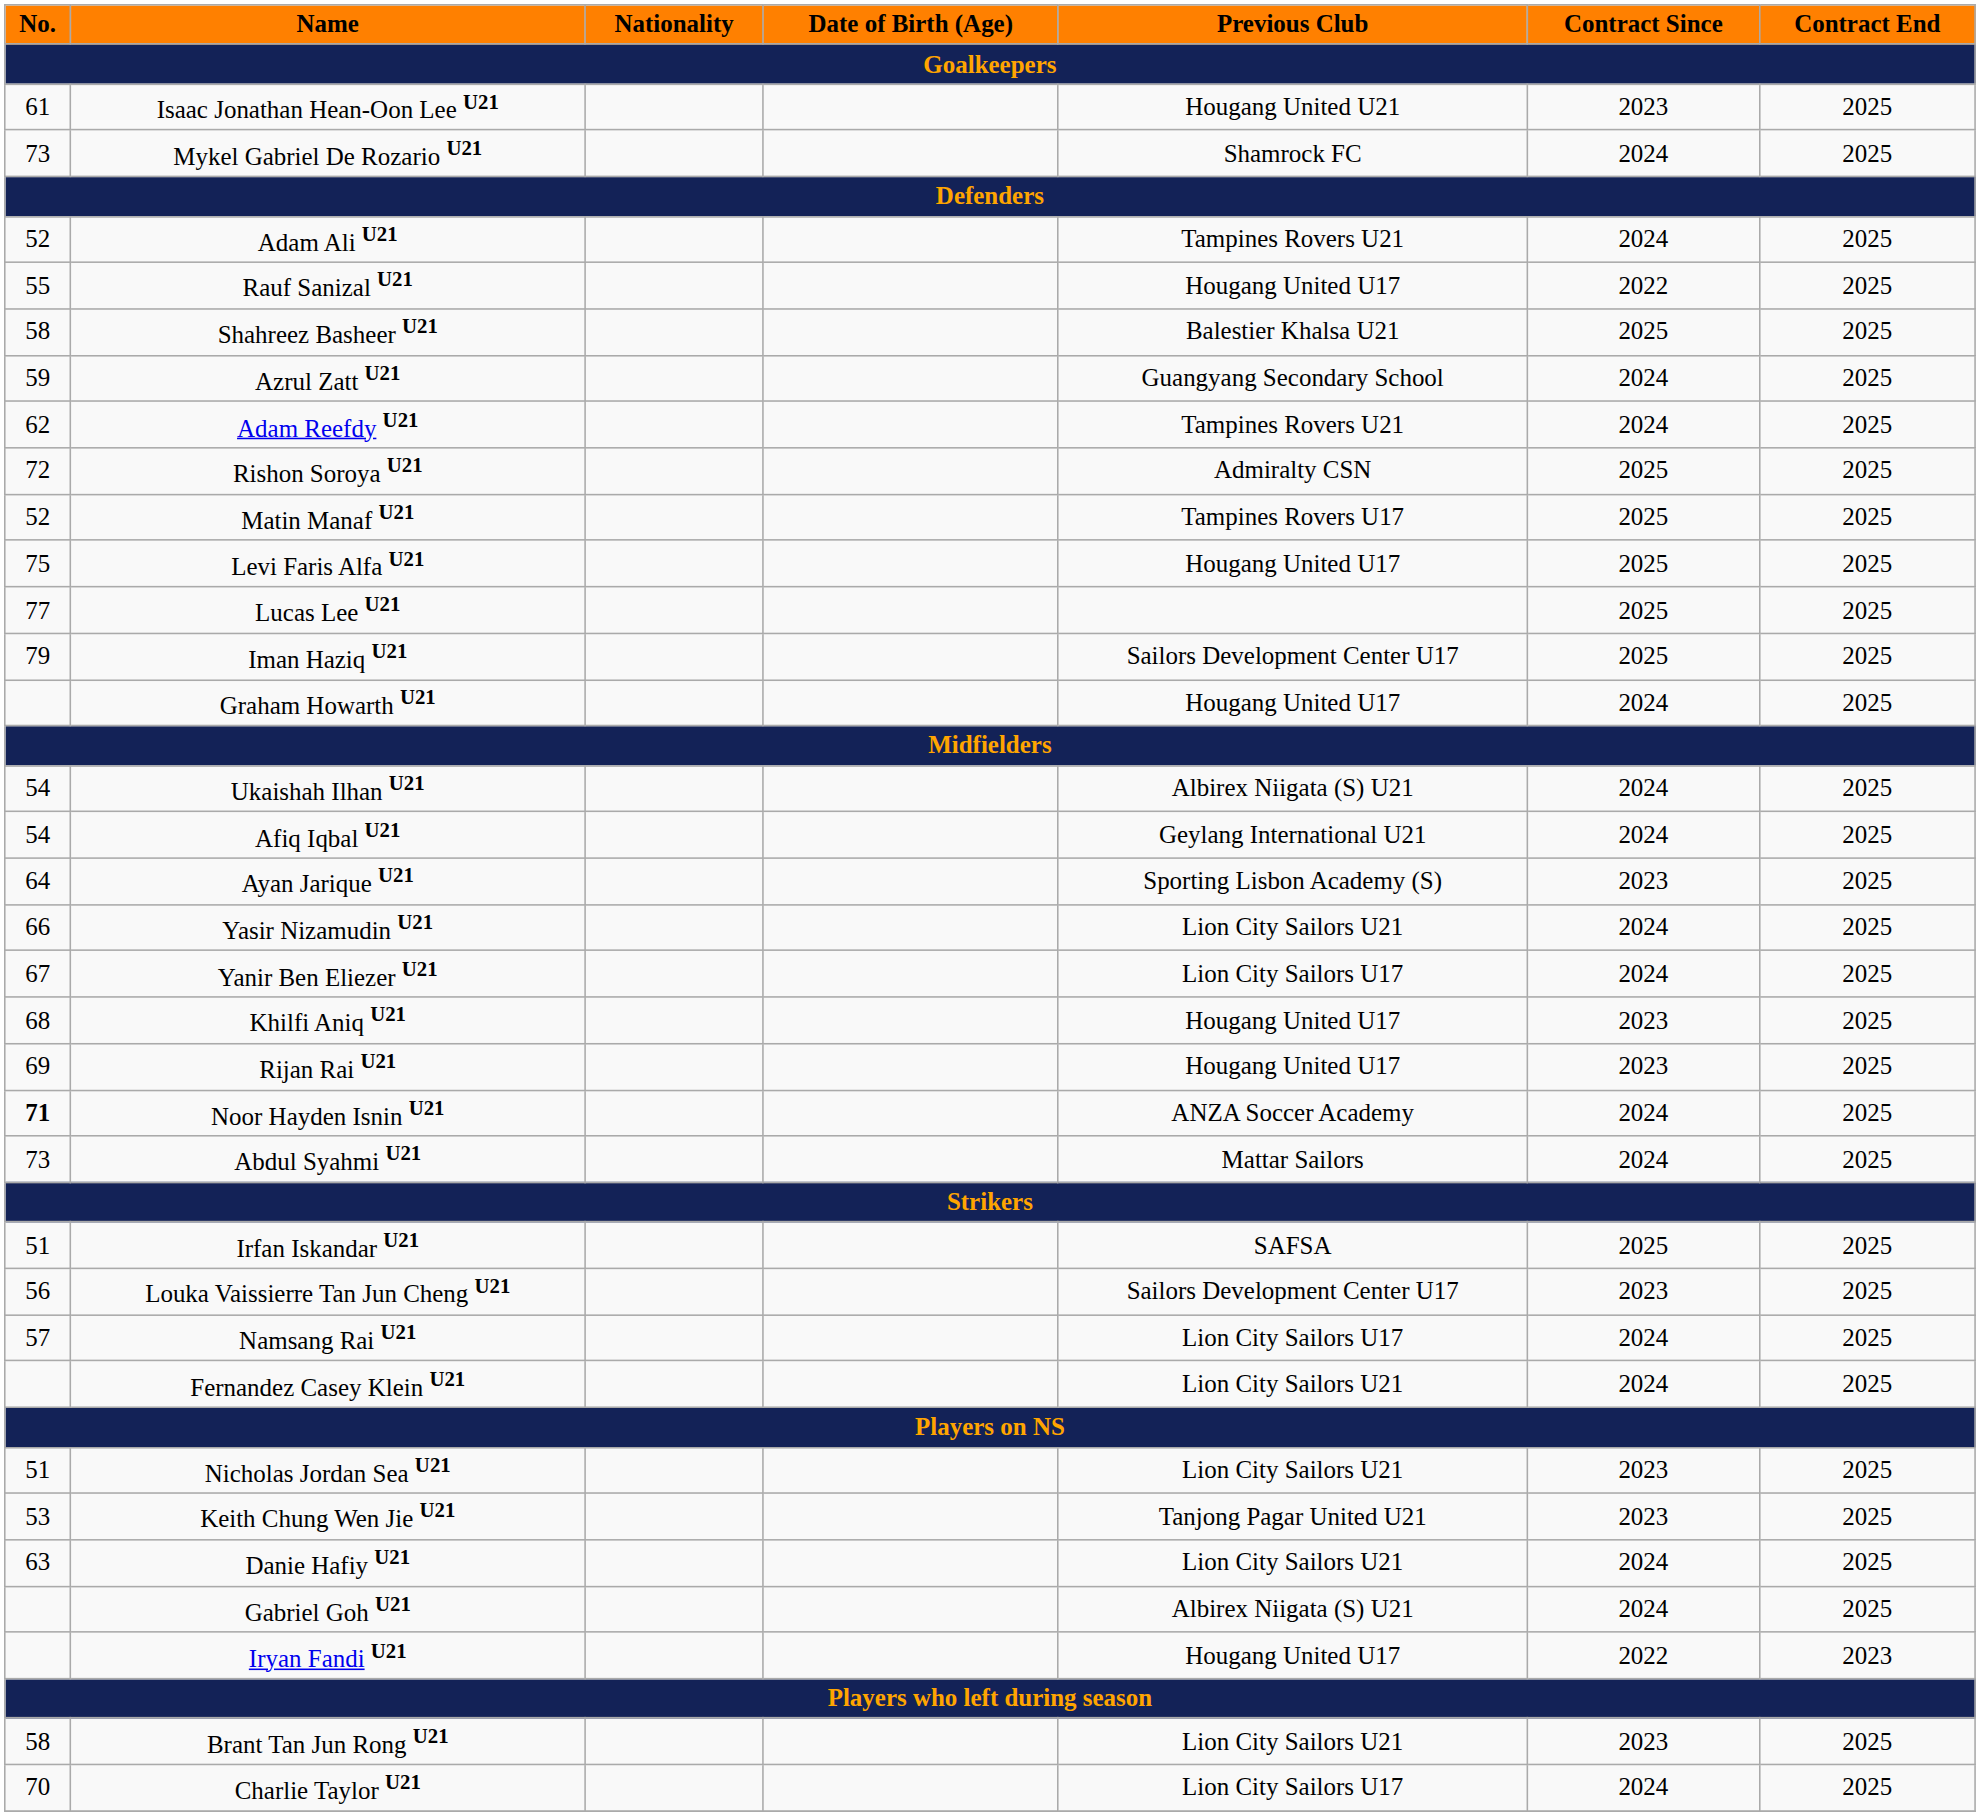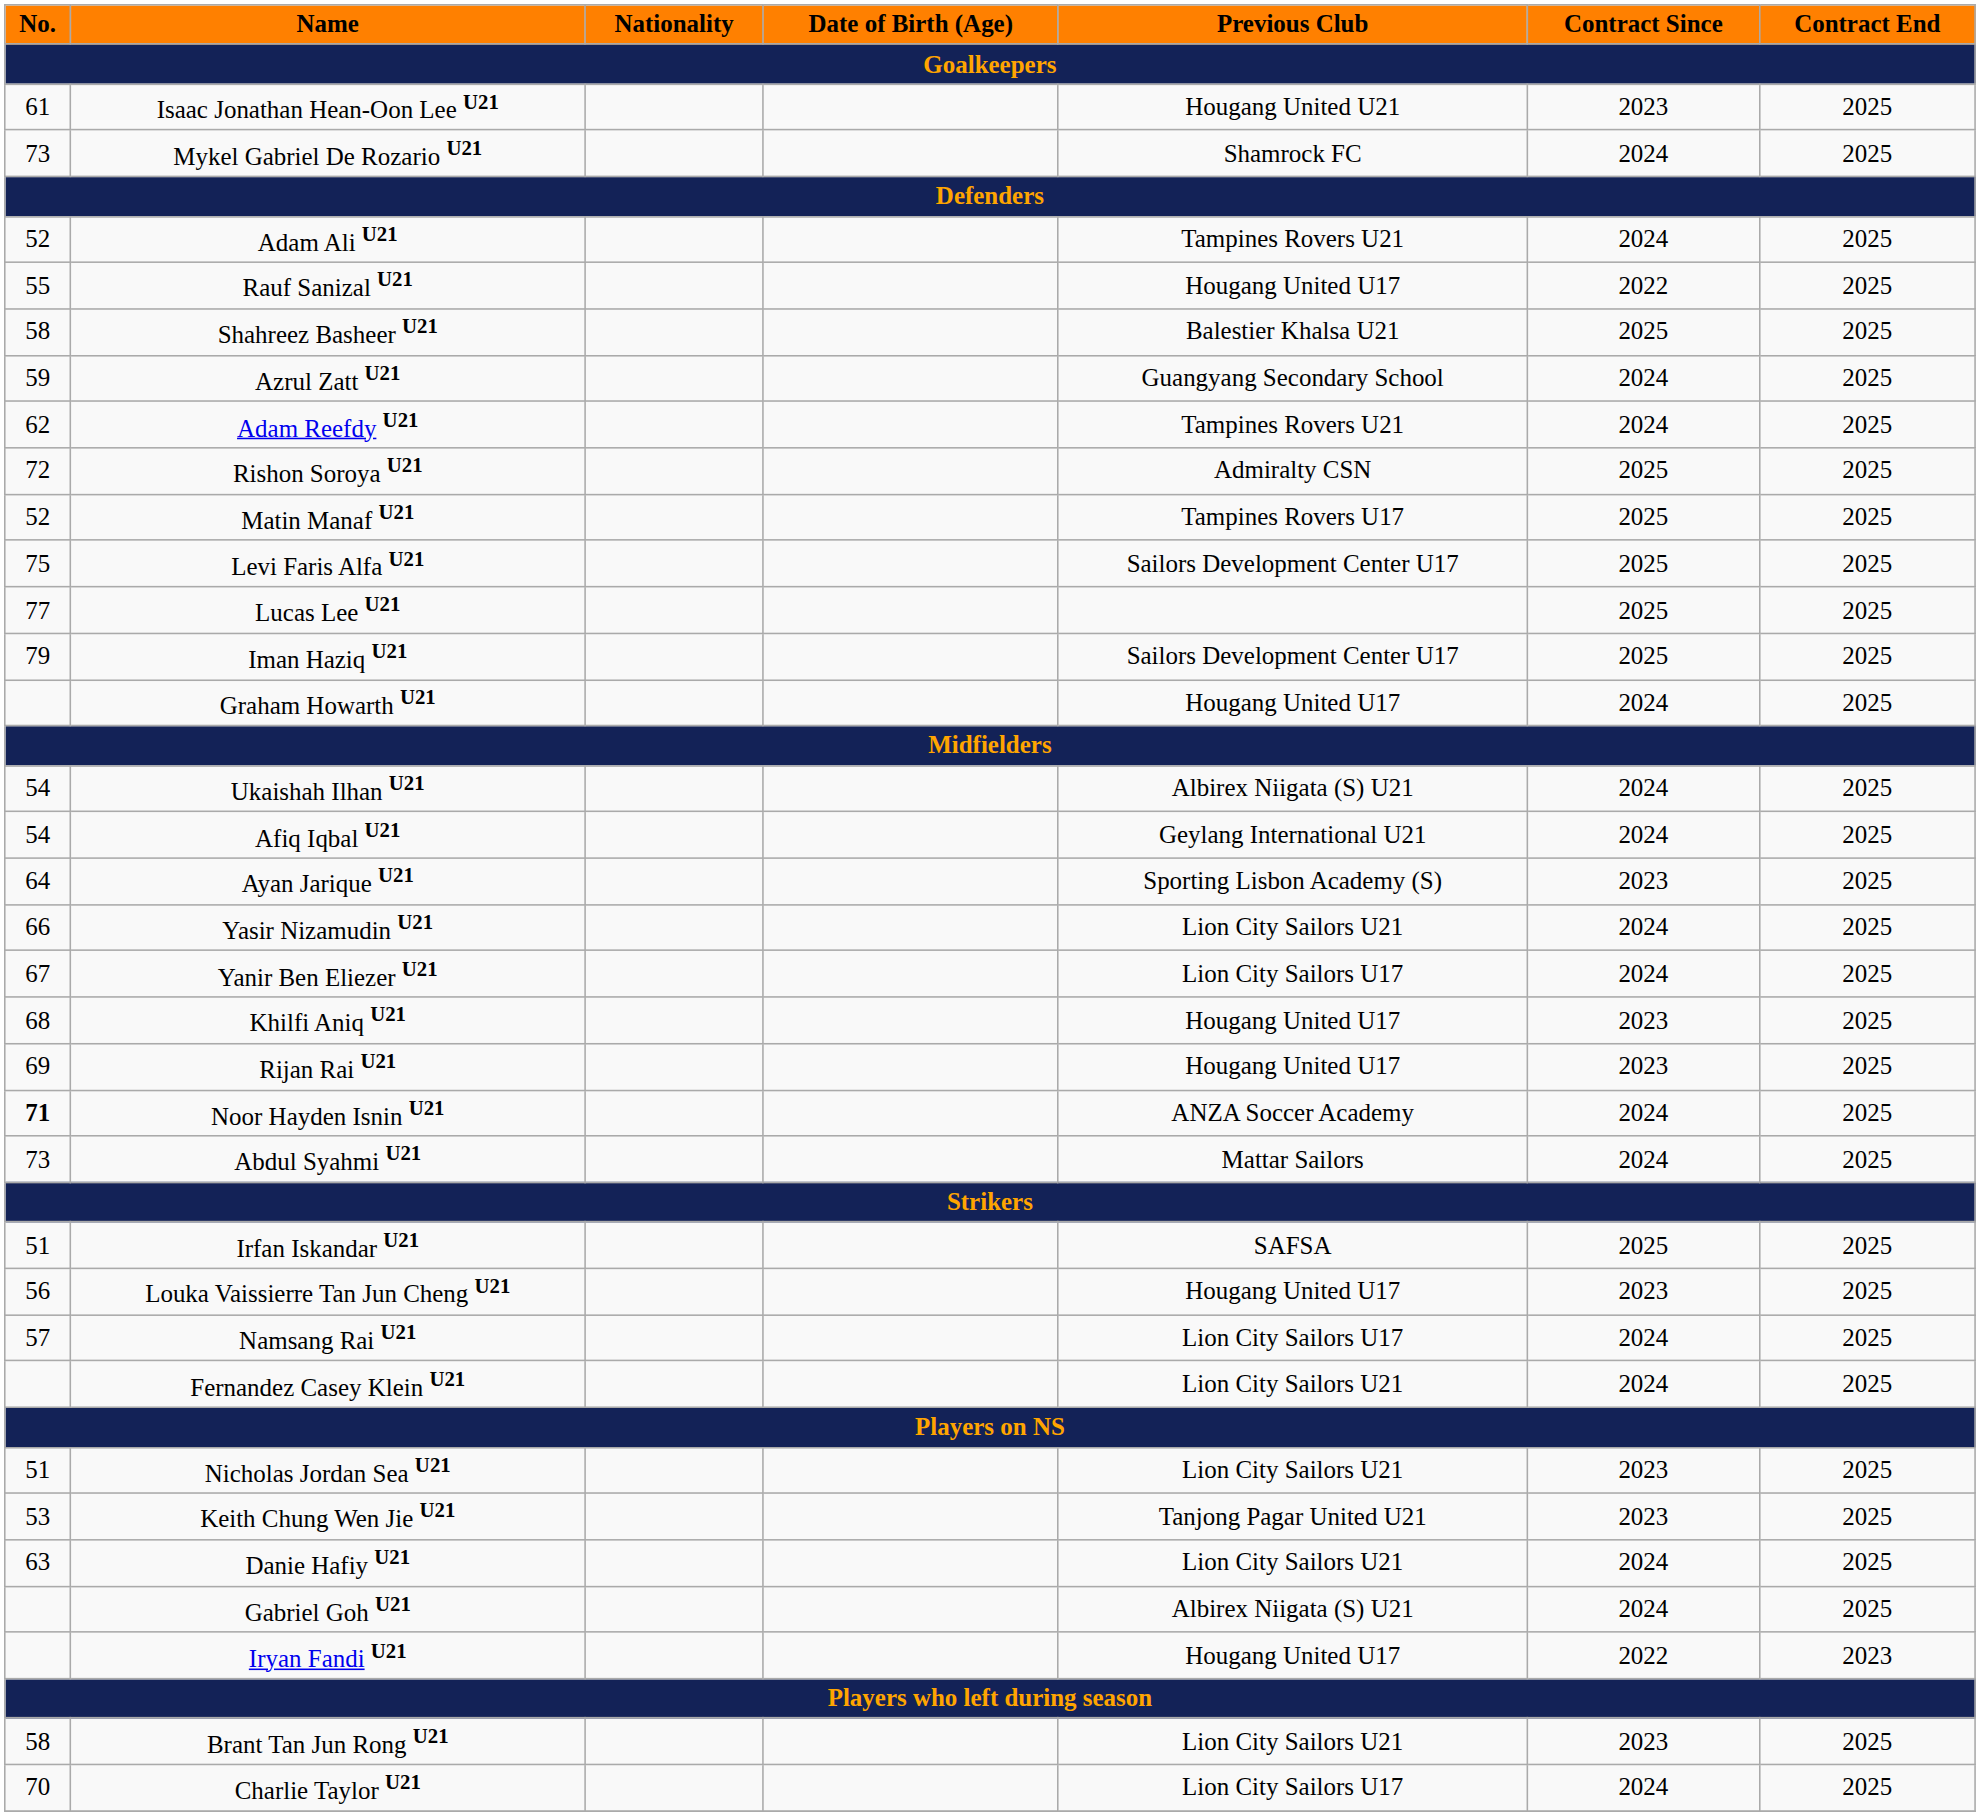(1293, 563) Hougang United U17 -> (1293, 563) Sailors Development Center U17
(1293, 1291) Sailors Development Center U17 -> (1293, 1291) Hougang United U17
